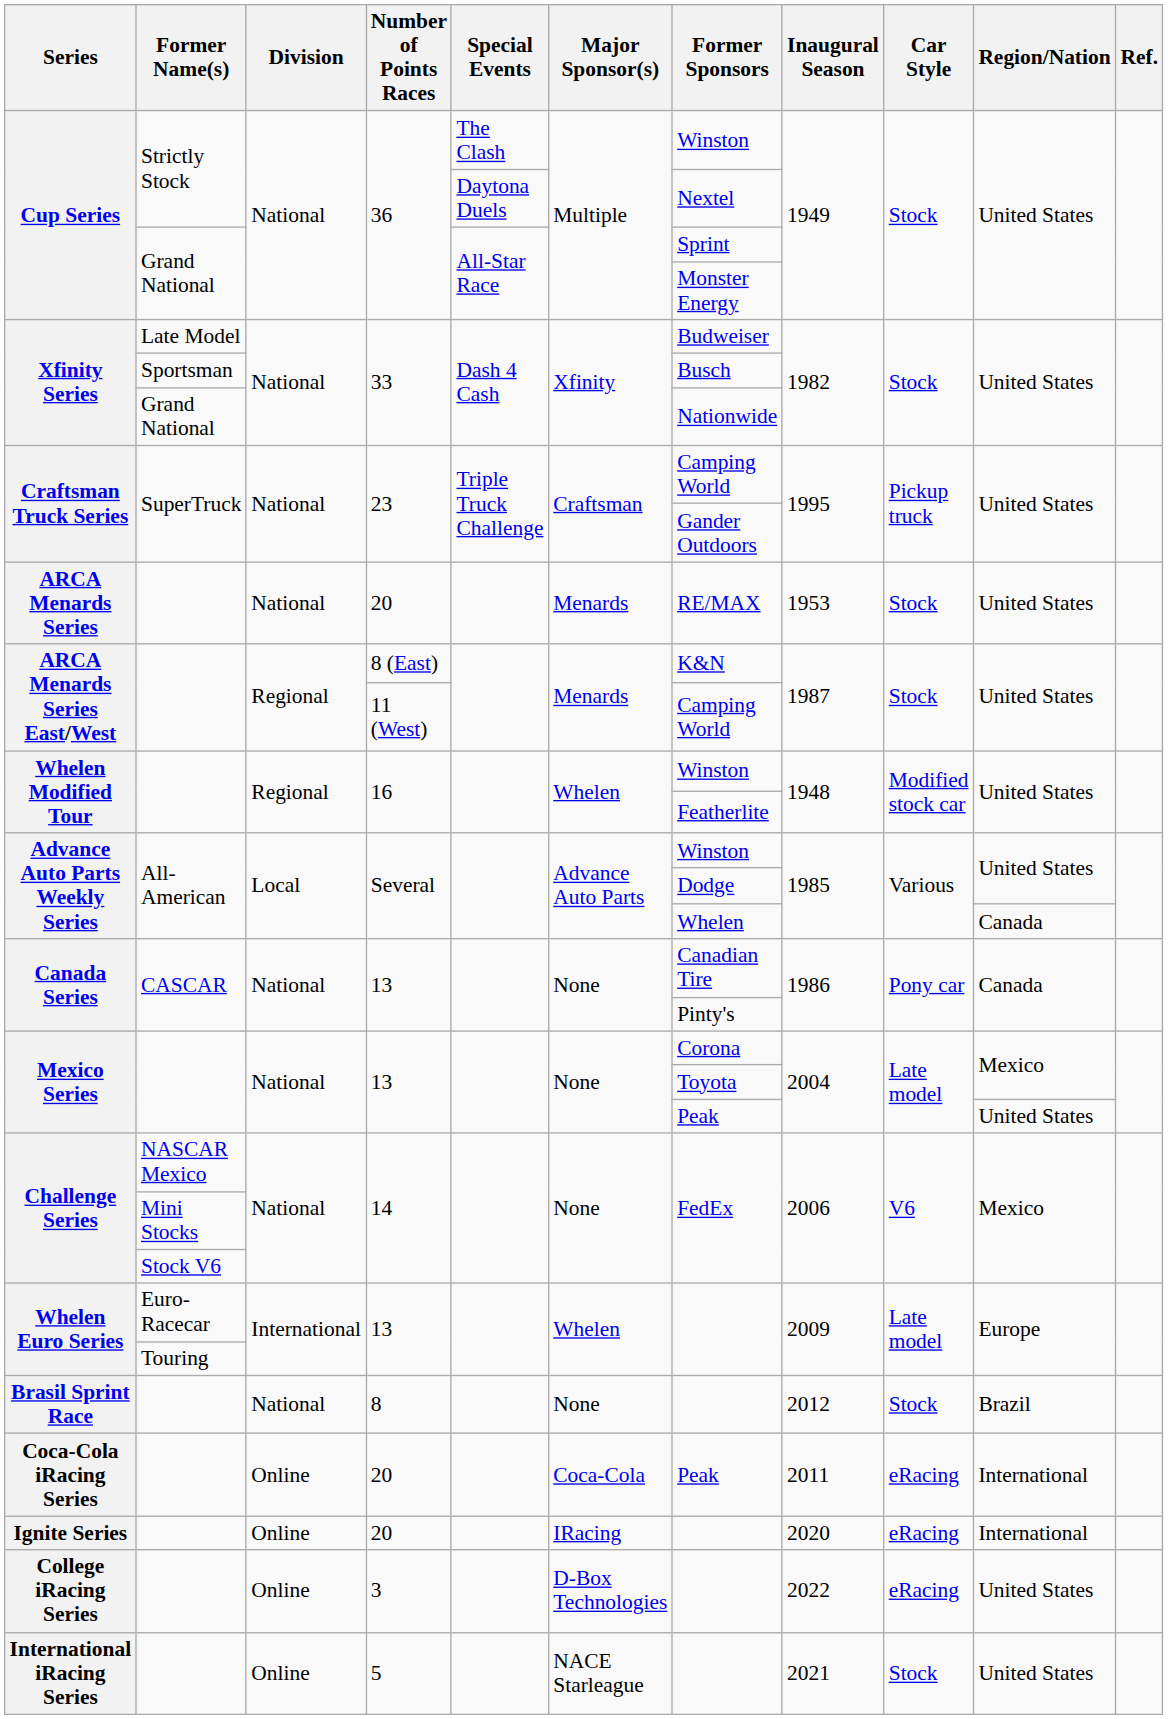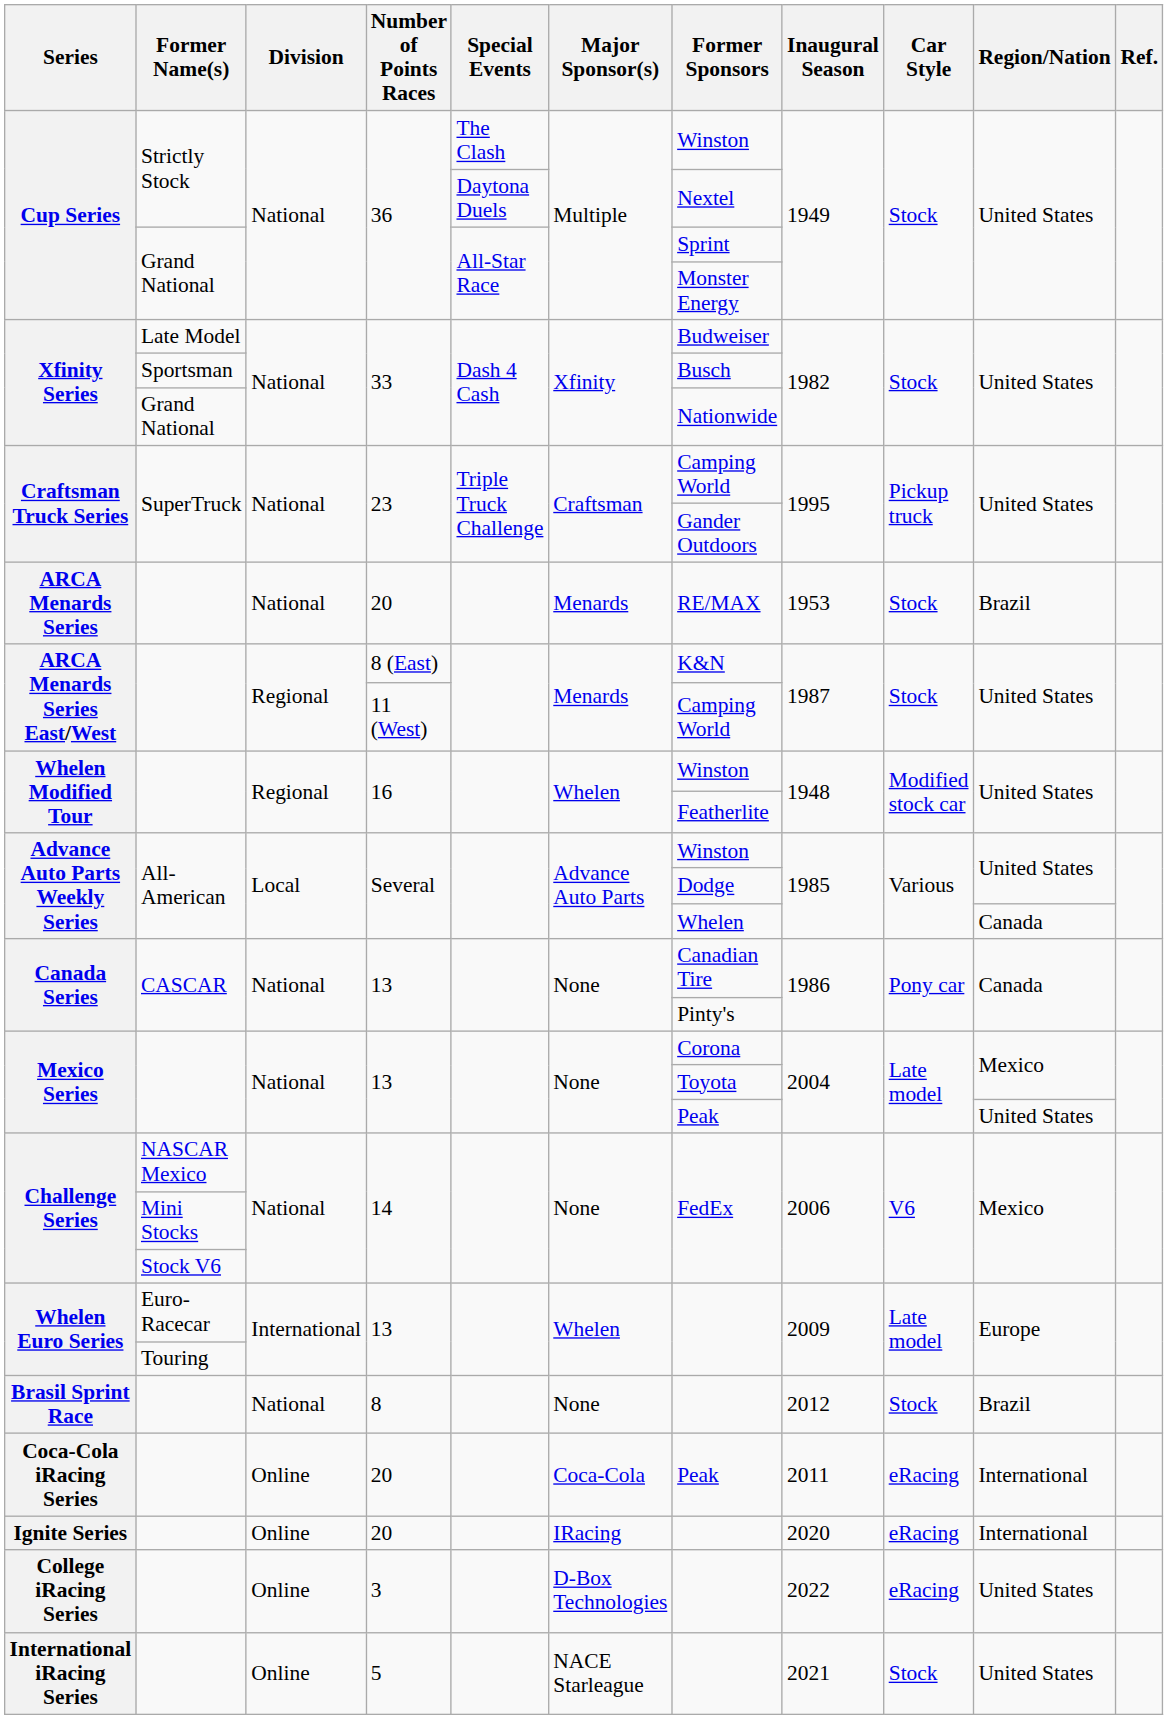(1036, 602) United States -> (1005, 602) Brazil
